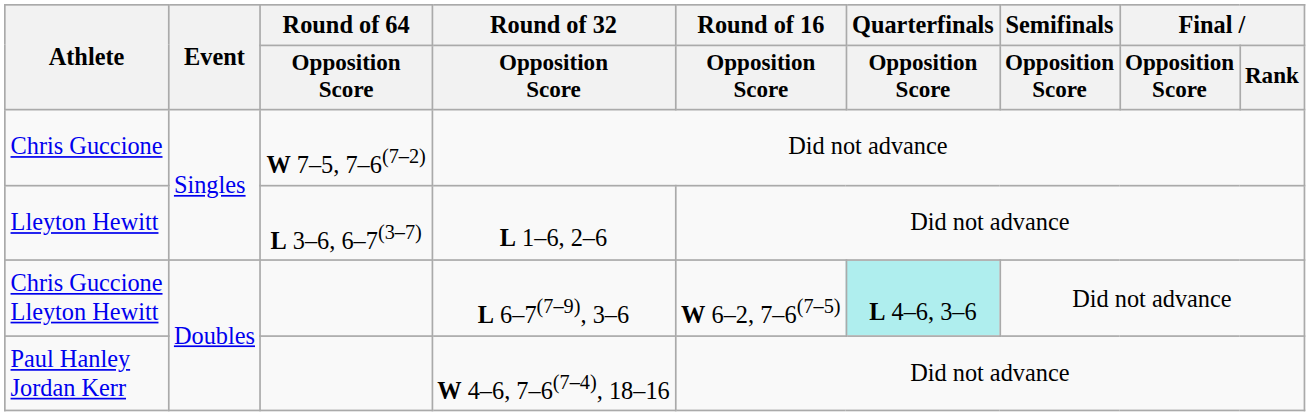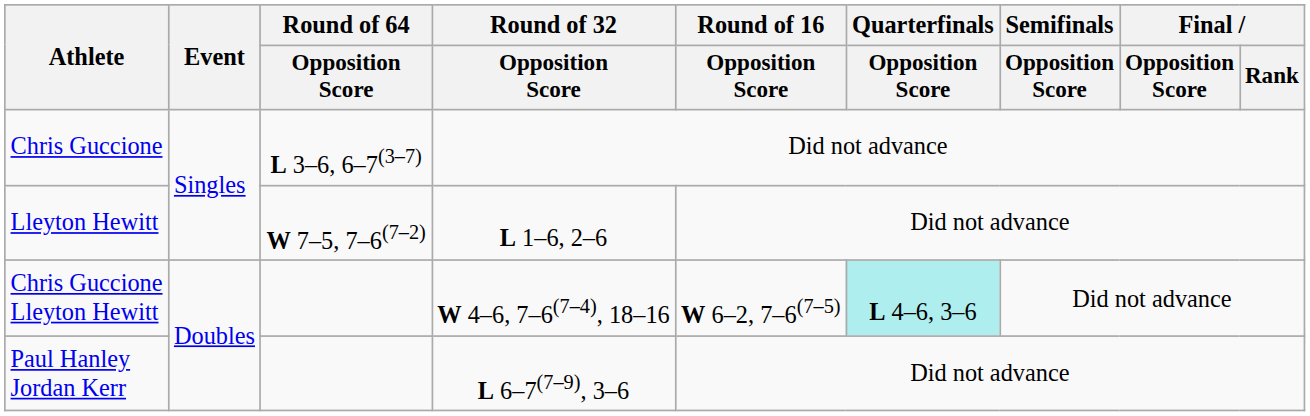(346, 162) W 7–5, 7–6(7–2) -> (346, 162) L 3–6, 6–7(3–7)
(346, 237) L 3–6, 6–7(3–7) -> (346, 237) W 7–5, 7–6(7–2)
(553, 312) L 6–7(7–9), 3–6 -> (553, 312) W 4–6, 7–6(7–4), 18–16
(553, 387) W 4–6, 7–6(7–4), 18–16 -> (553, 387) L 6–7(7–9), 3–6
